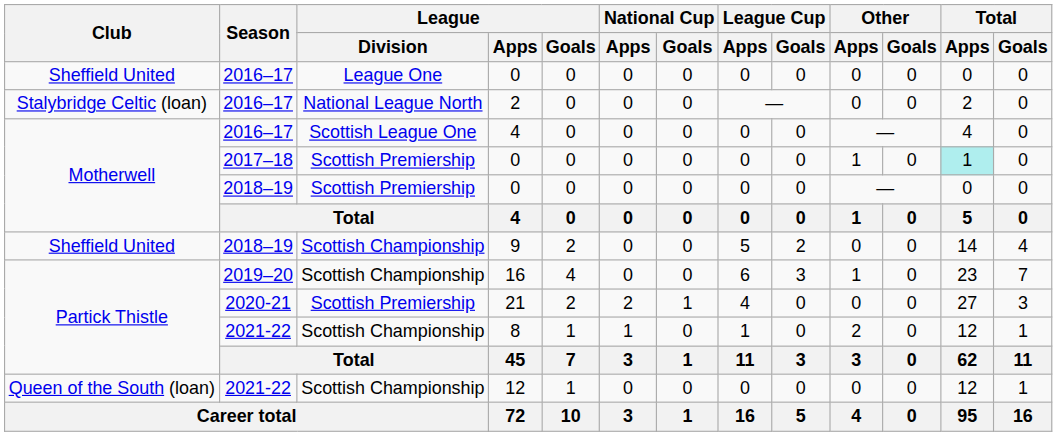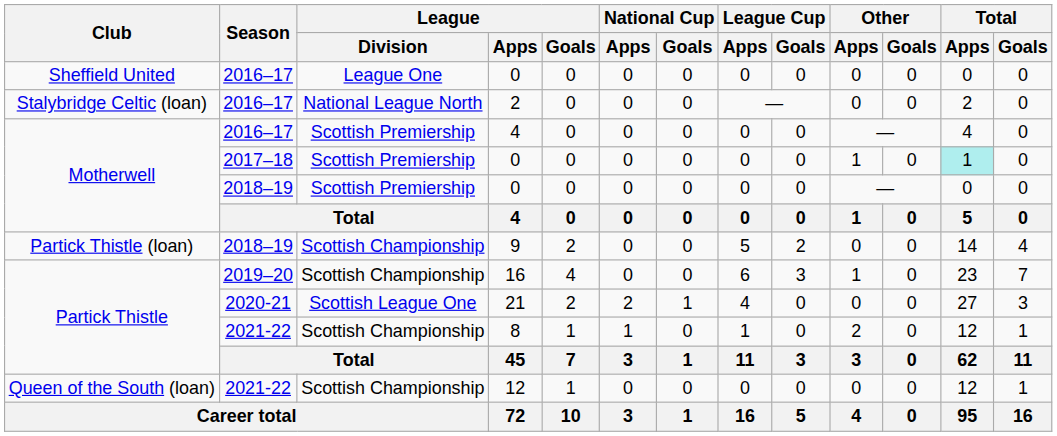(393, 132) Scottish League One -> (393, 132) Scottish Premiership
(112, 246) Sheffield United -> (112, 246) Partick Thistle (loan)
(393, 302) Scottish Premiership -> (393, 302) Scottish League One
